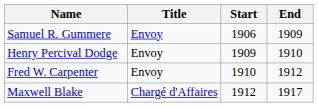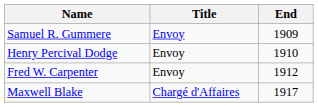- column: (244, 14)
